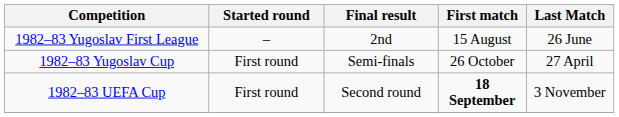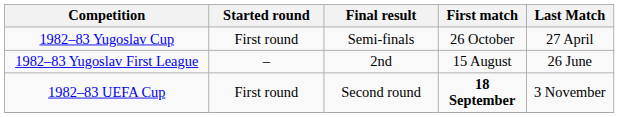rows swapped: (107, 38) <-> (107, 61)
